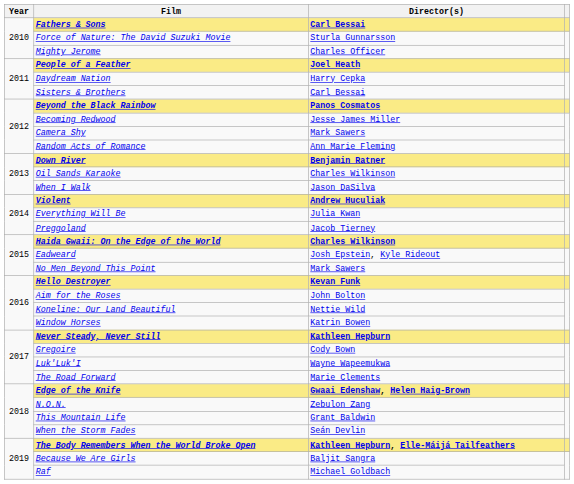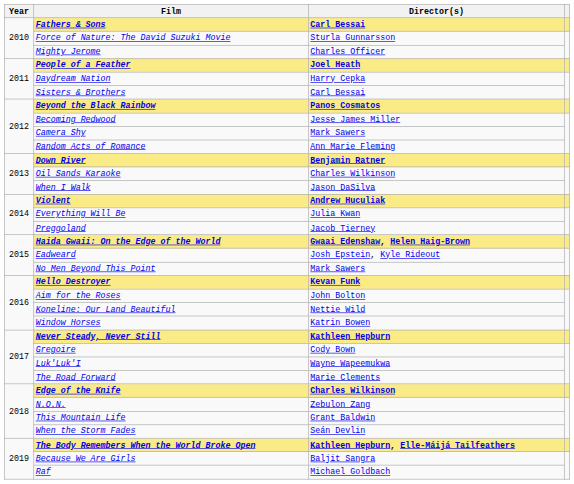(353, 242) Charles Wilkinson -> (390, 242) Gwaai Edenshaw, Helen Haig-Brown
(390, 391) Gwaai Edenshaw, Helen Haig-Brown -> (353, 391) Charles Wilkinson
